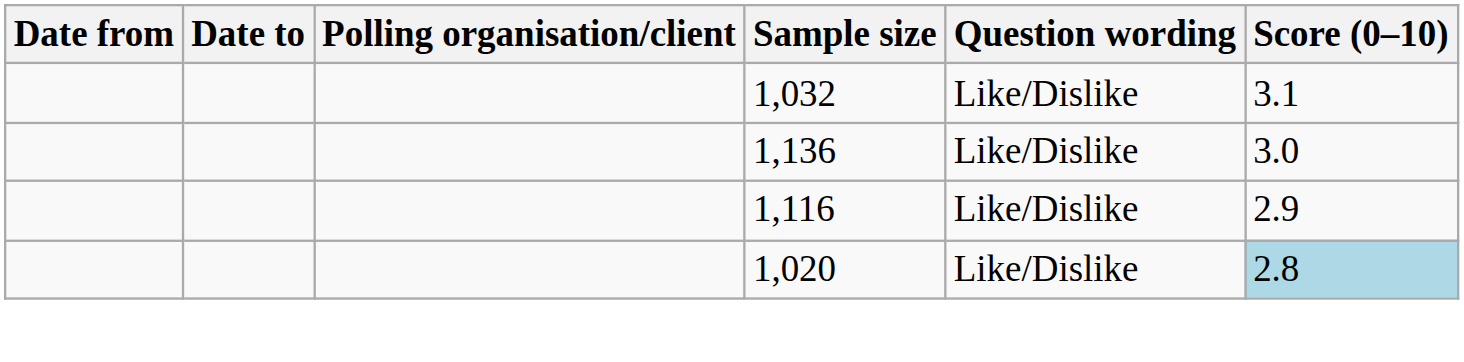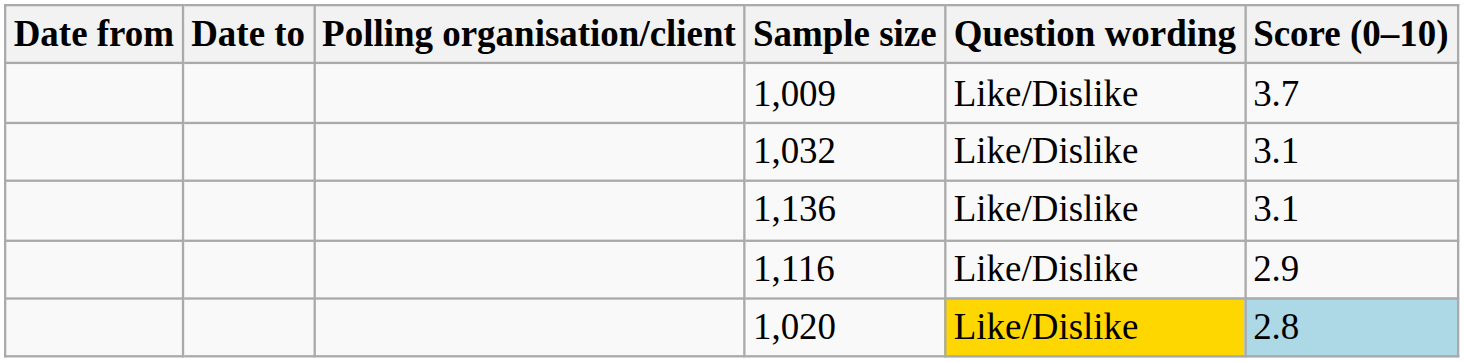+ row: (794, 92)
(1276, 151) 3.0 -> (1276, 209) 3.1
(1046, 268) no background -> (1046, 326) gold background
